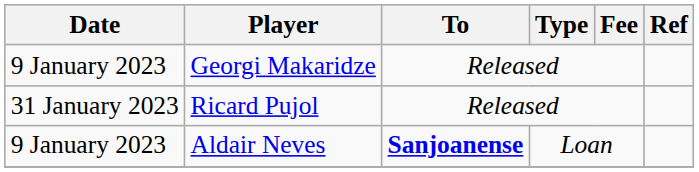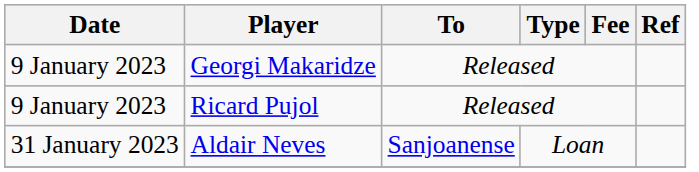(95, 105) 31 January 2023 -> (88, 105) 9 January 2023
(88, 145) 9 January 2023 -> (95, 145) 31 January 2023
(455, 145) bold -> (451, 145) normal
